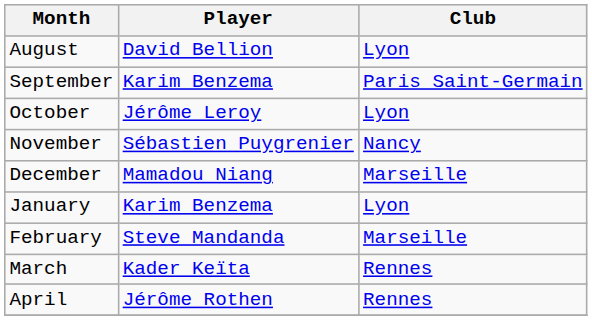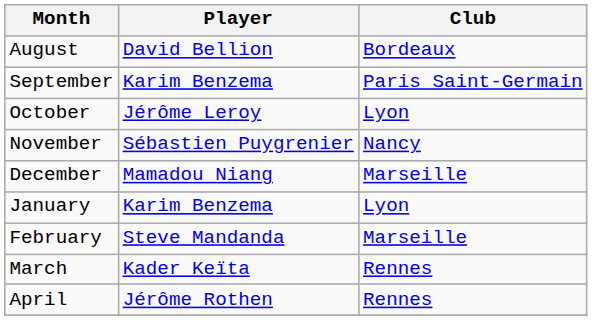(386, 52) Lyon -> (409, 52) Bordeaux
